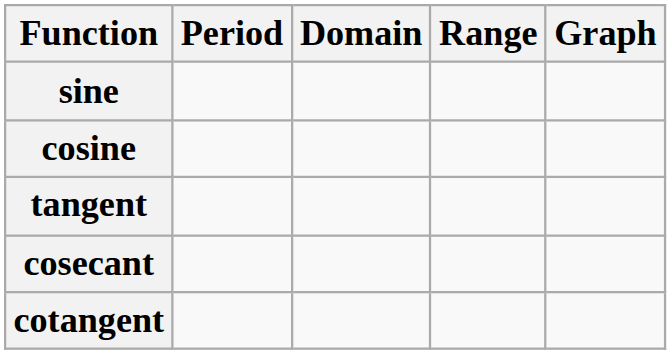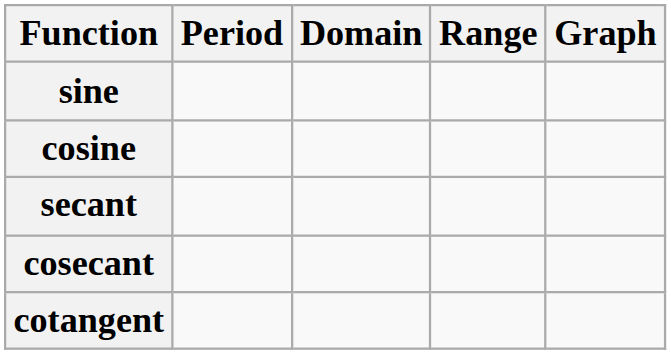- row: (89, 205)
+ row: (89, 205)
